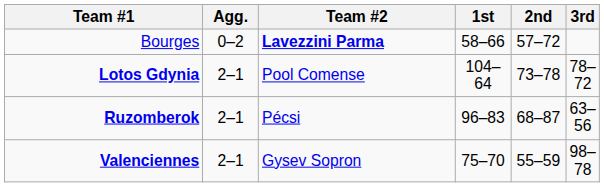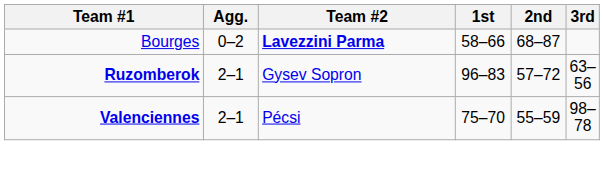(538, 41) 57–72 -> (538, 41) 68–87
- row: (149, 75)
(281, 117) Pécsi -> (312, 75) Gysev Sopron
(538, 117) 68–87 -> (538, 75) 57–72
(312, 160) Gysev Sopron -> (281, 117) Pécsi
